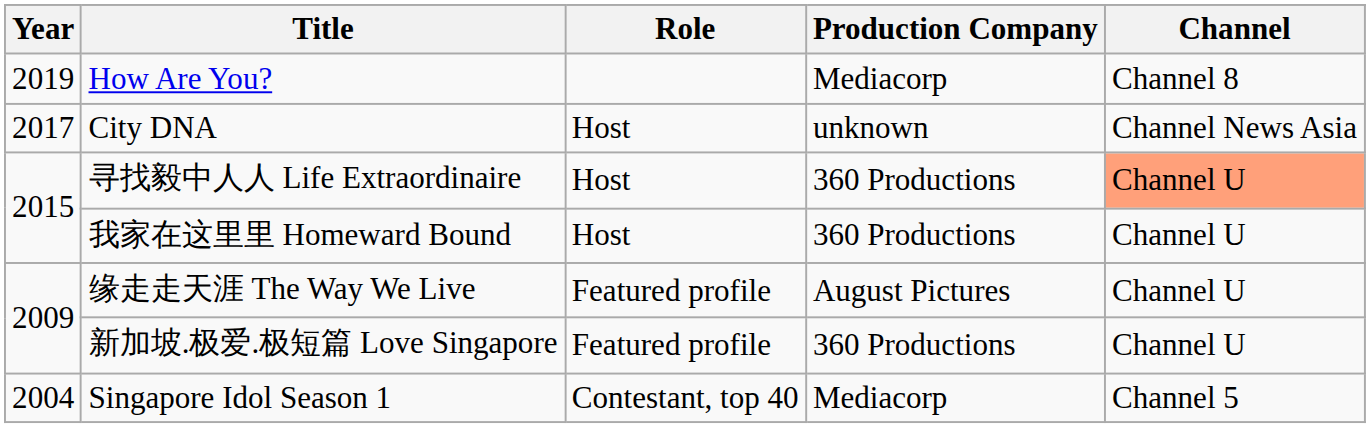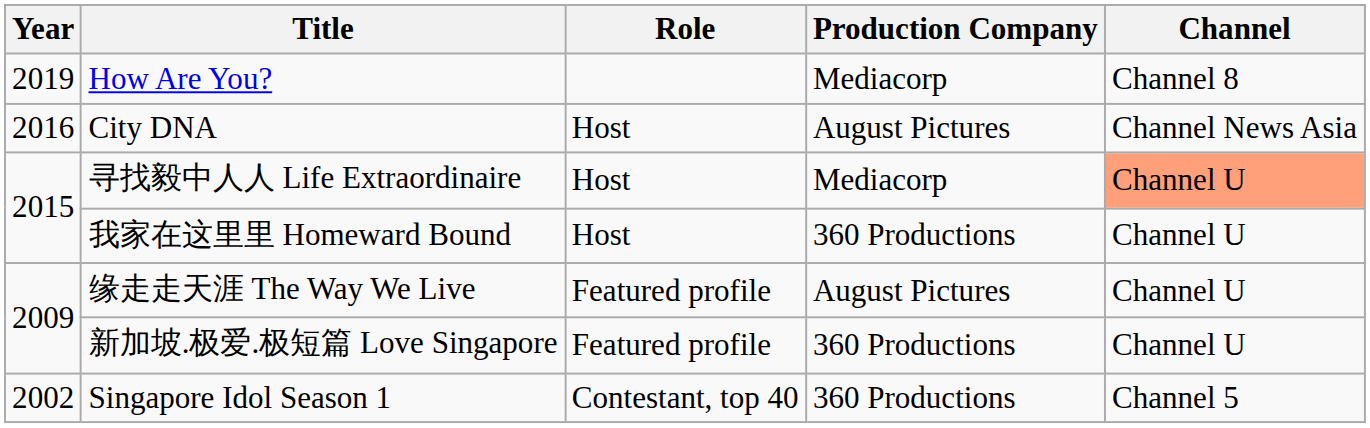(43, 127) 2017 -> (43, 127) 2016
(871, 127) unknown -> (912, 127) August Pictures
(914, 179) 360 Productions -> (880, 179) Mediacorp
(43, 396) 2004 -> (43, 396) 2002
(880, 396) Mediacorp -> (914, 396) 360 Productions
